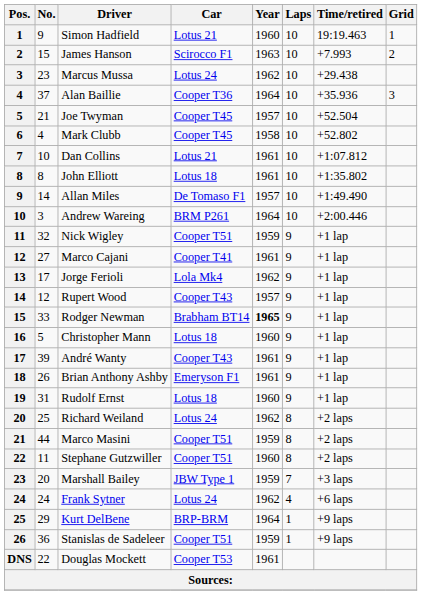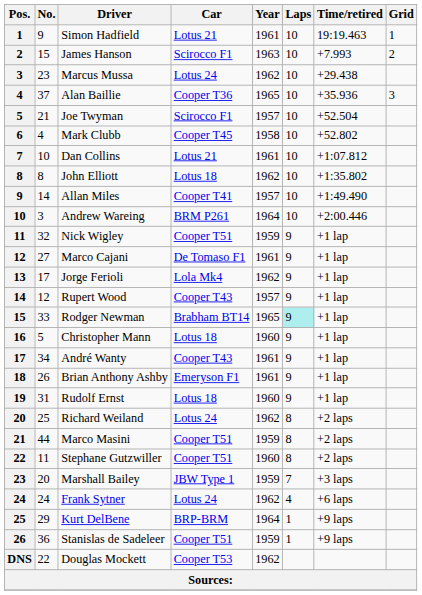(267, 35) 1960 -> (267, 35) 1961
(267, 95) 1964 -> (267, 95) 1965
(203, 115) Cooper T45 -> (203, 115) Scirocco F1
(267, 176) 1961 -> (267, 176) 1962
(210, 196) De Tomaso F1 -> (203, 196) Cooper T41
(203, 257) Cooper T41 -> (210, 257) De Tomaso F1
(267, 317) bold -> (267, 317) normal
(288, 317) no background -> (288, 317) paleturquoise background
(44, 358) 39 -> (44, 358) 34
(267, 560) 1961 -> (267, 560) 1962
